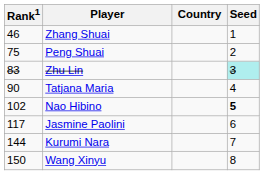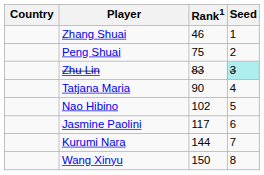columns swapped: (200, 15) <-> (23, 15)
(233, 106) bold -> (233, 106) normal
